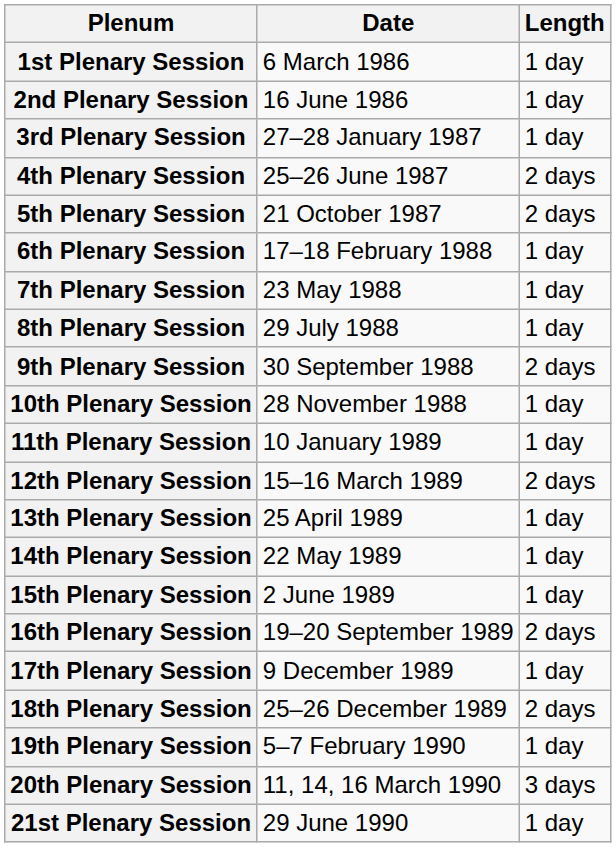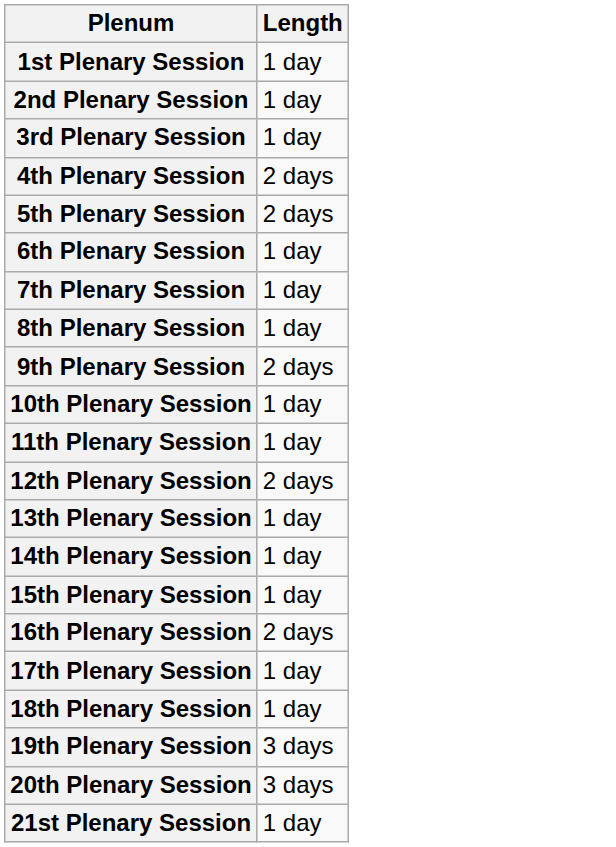- column: (388, 23)
(560, 708) 2 days -> (292, 708) 1 day
(554, 746) 1 day -> (298, 746) 3 days
